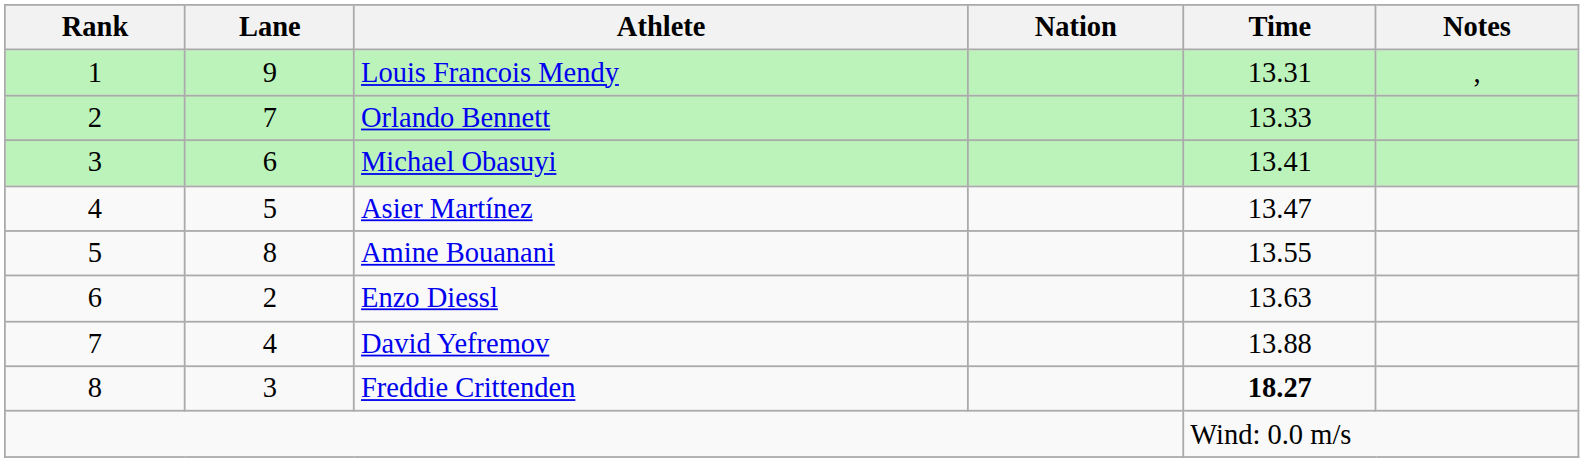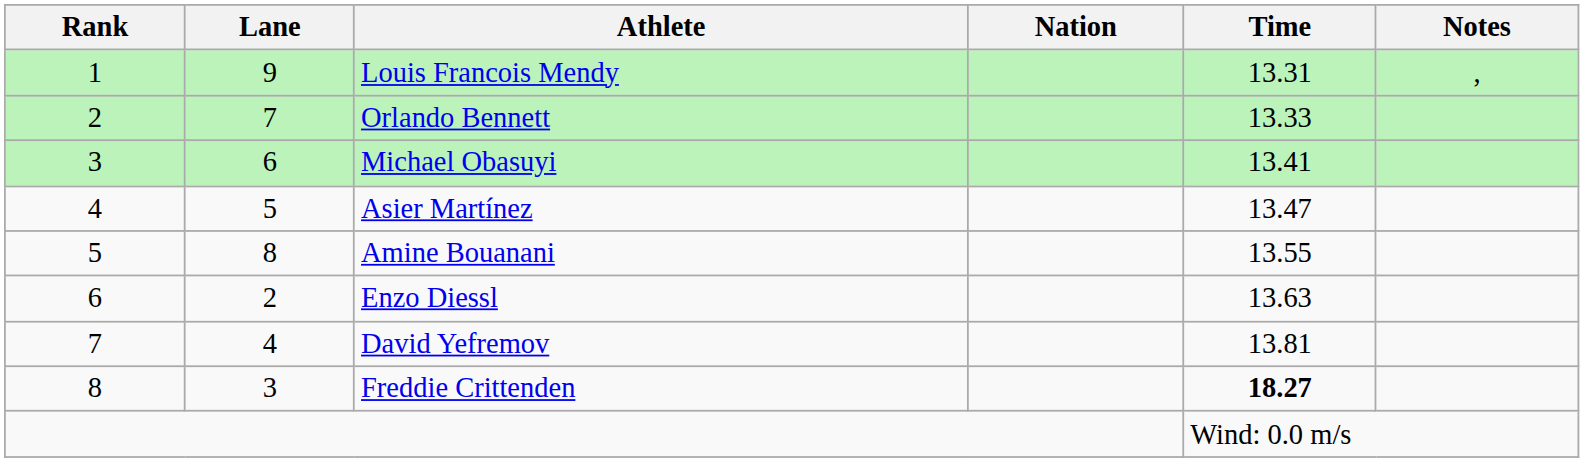(1280, 343) 13.88 -> (1280, 343) 13.81
